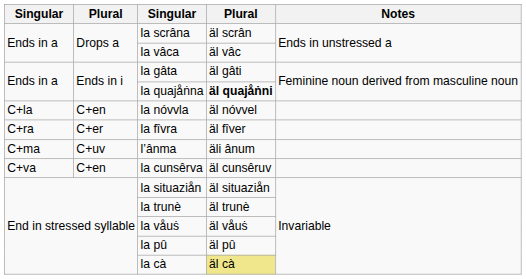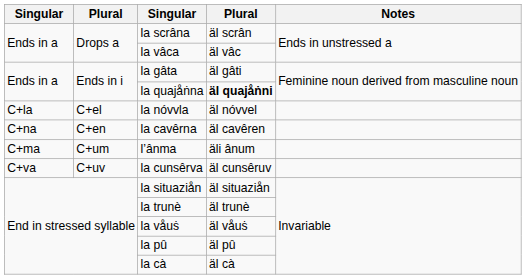(91, 110) C+en -> (89, 110) C+el
+ row: (169, 129)
- row: (159, 129)
(91, 149) C+uv -> (93, 149) C+um
(91, 168) C+en -> (91, 168) C+uv
(222, 264) khaki background -> (222, 264) no background
